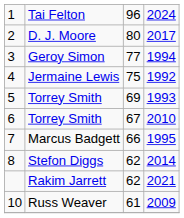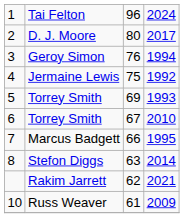(133, 56) 77 -> (133, 56) 76
(133, 160) 62 -> (133, 160) 63
